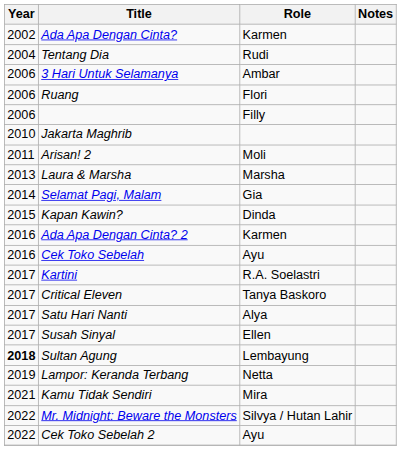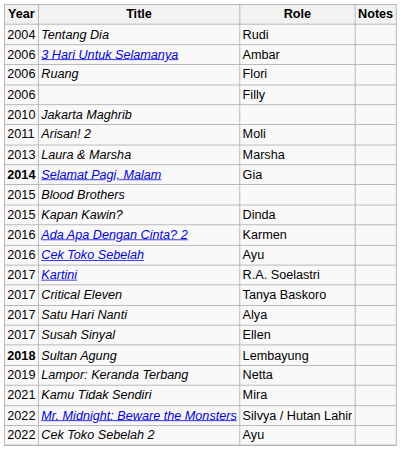- row: (109, 34)
(21, 194) normal -> (21, 174) bold
+ row: (83, 194)
